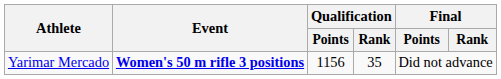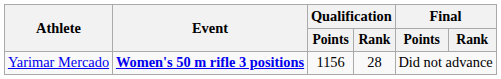(374, 62) 35 -> (374, 62) 28
